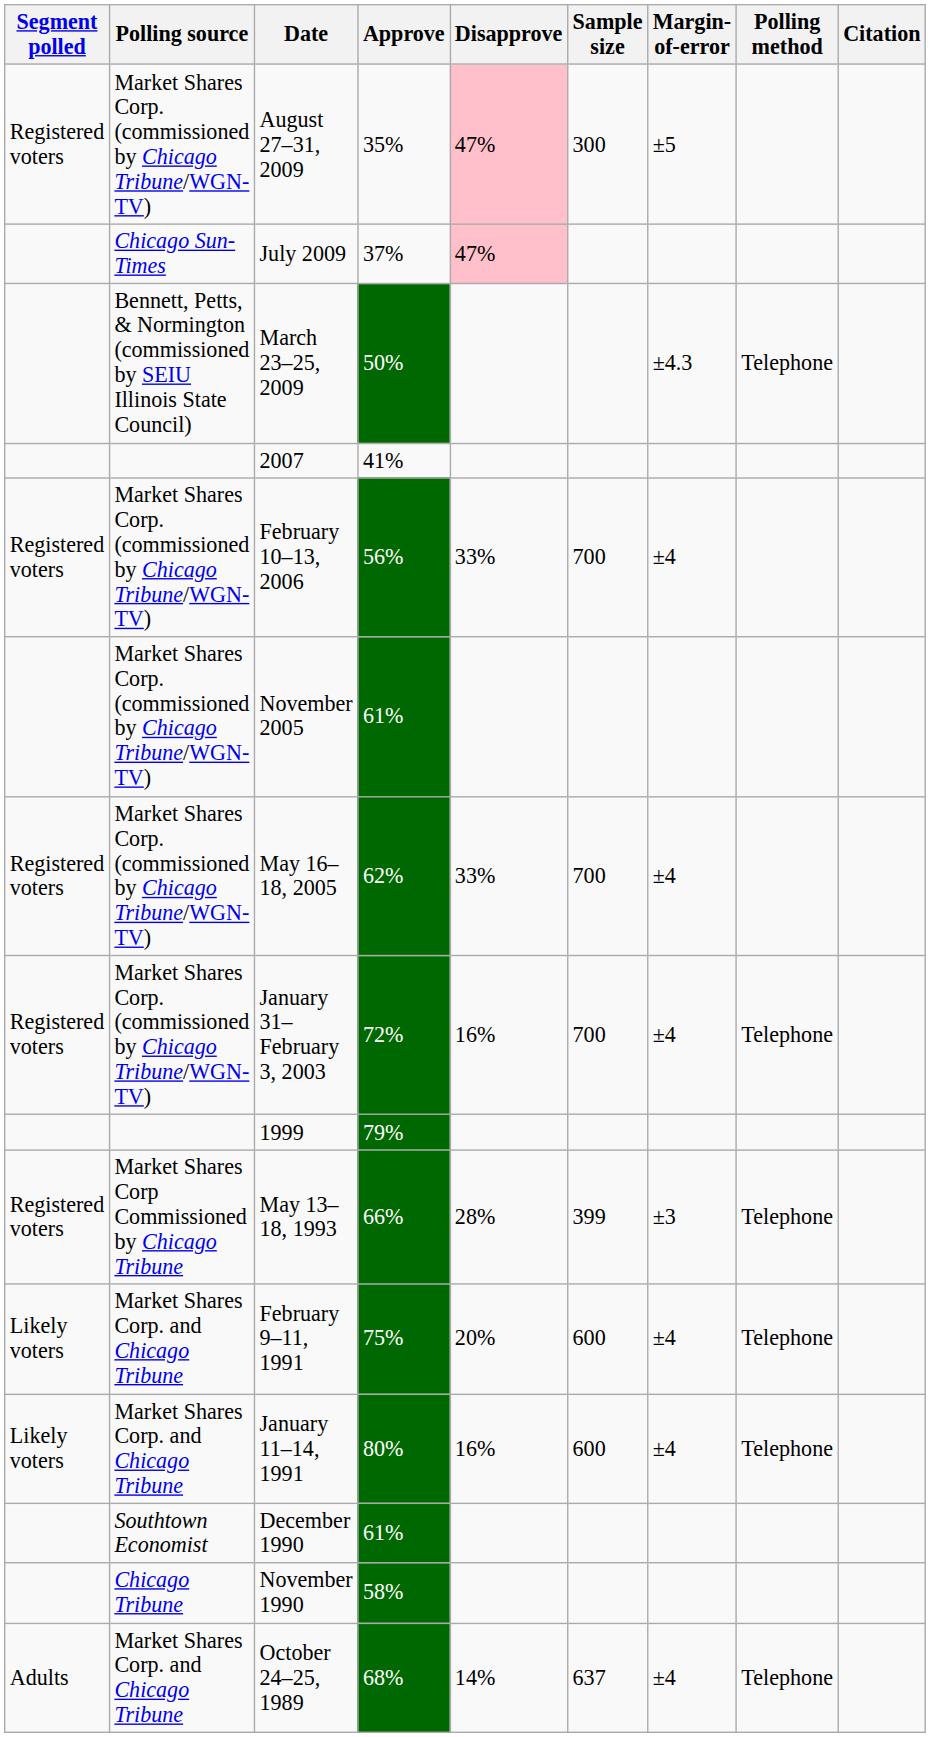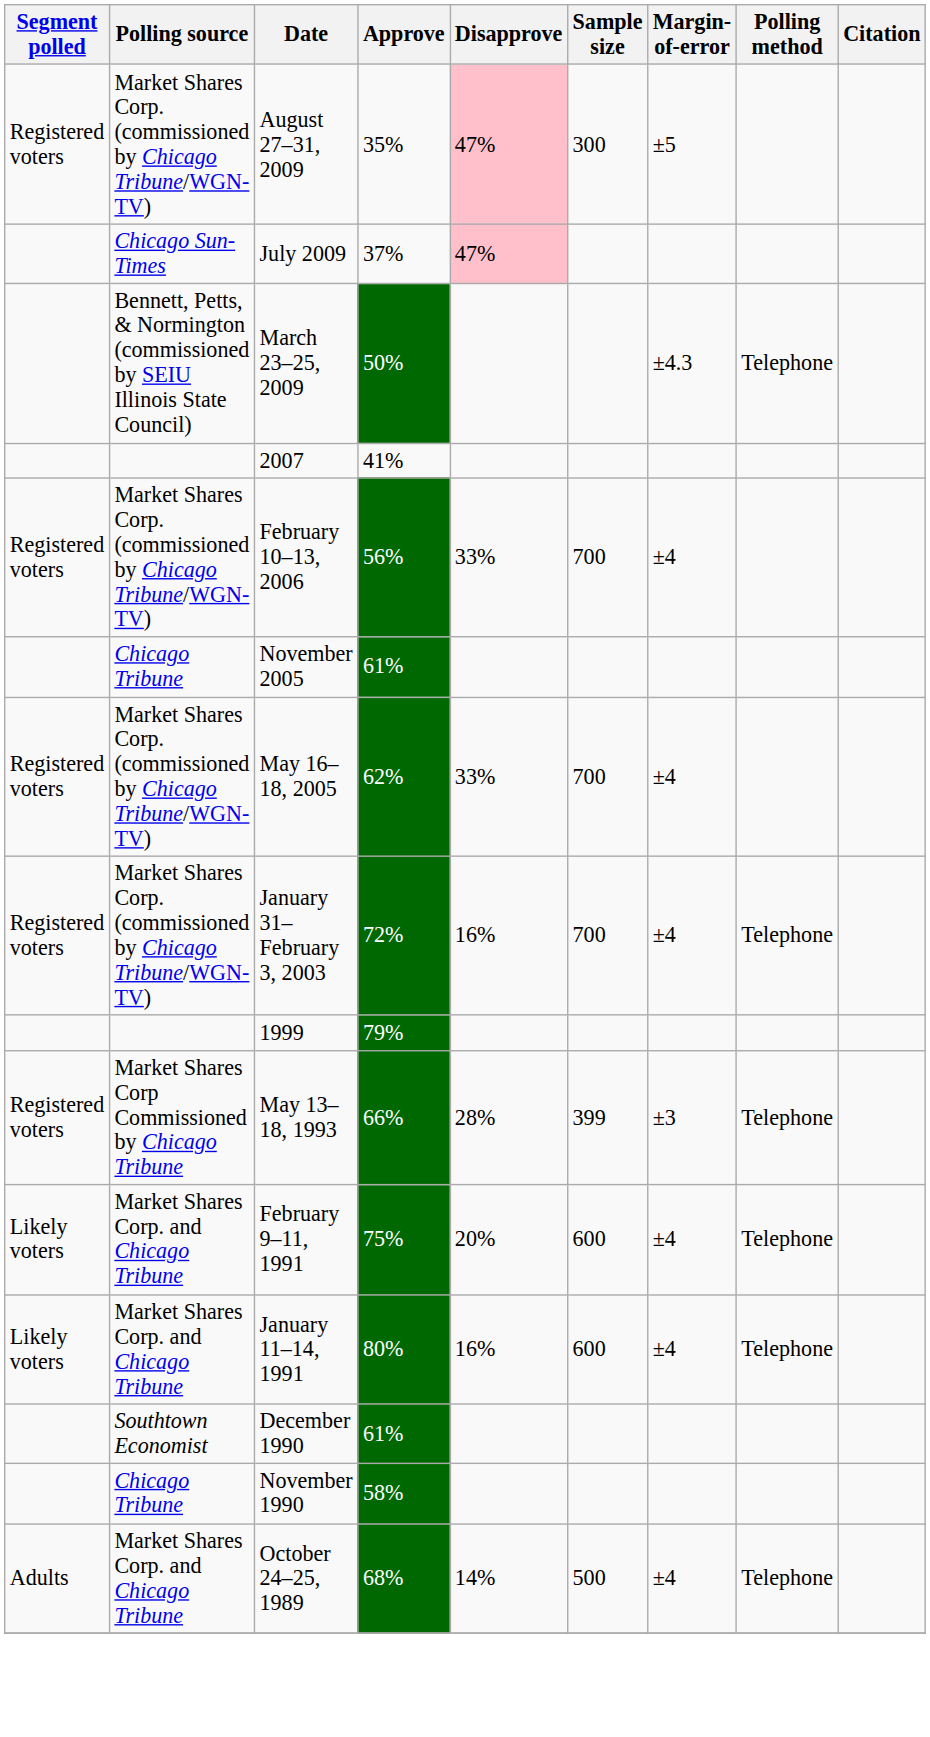(182, 716) Market Shares Corp. (commissioned by Chicago Tribune/WGN-TV) -> (152, 666) Chicago Tribune
(589, 1677) 637 -> (589, 1578) 500
